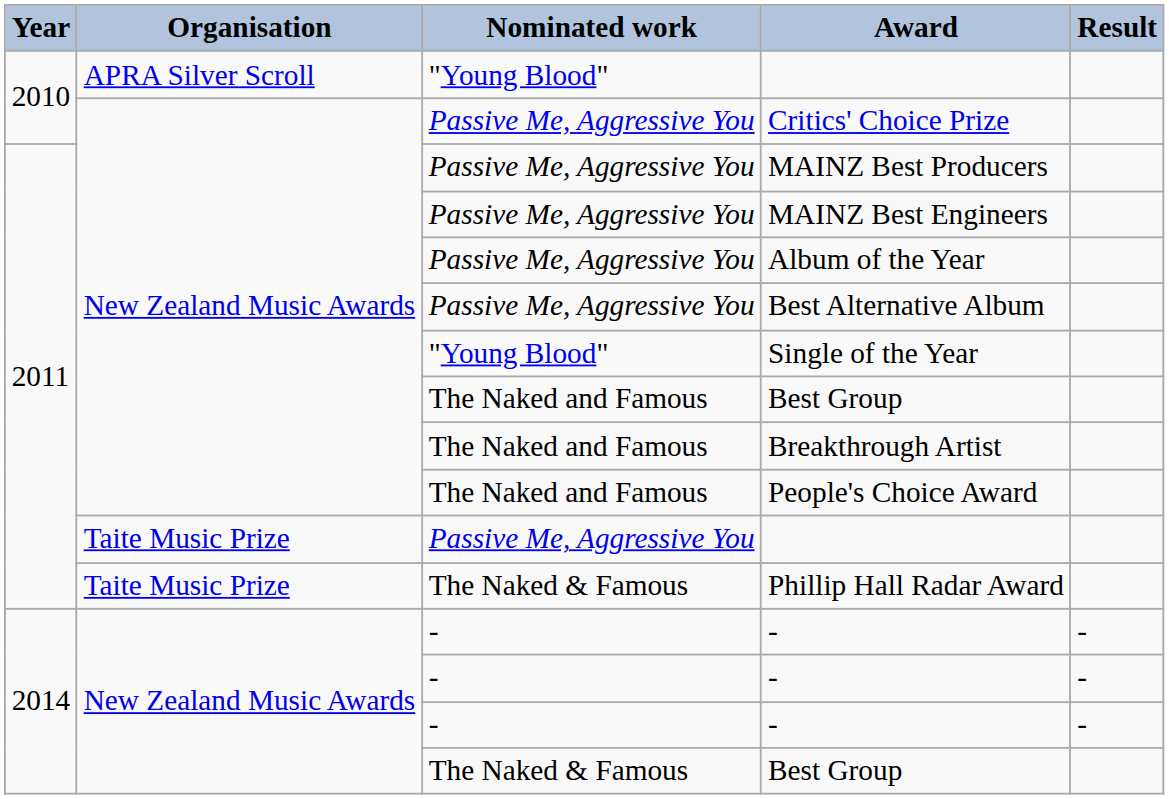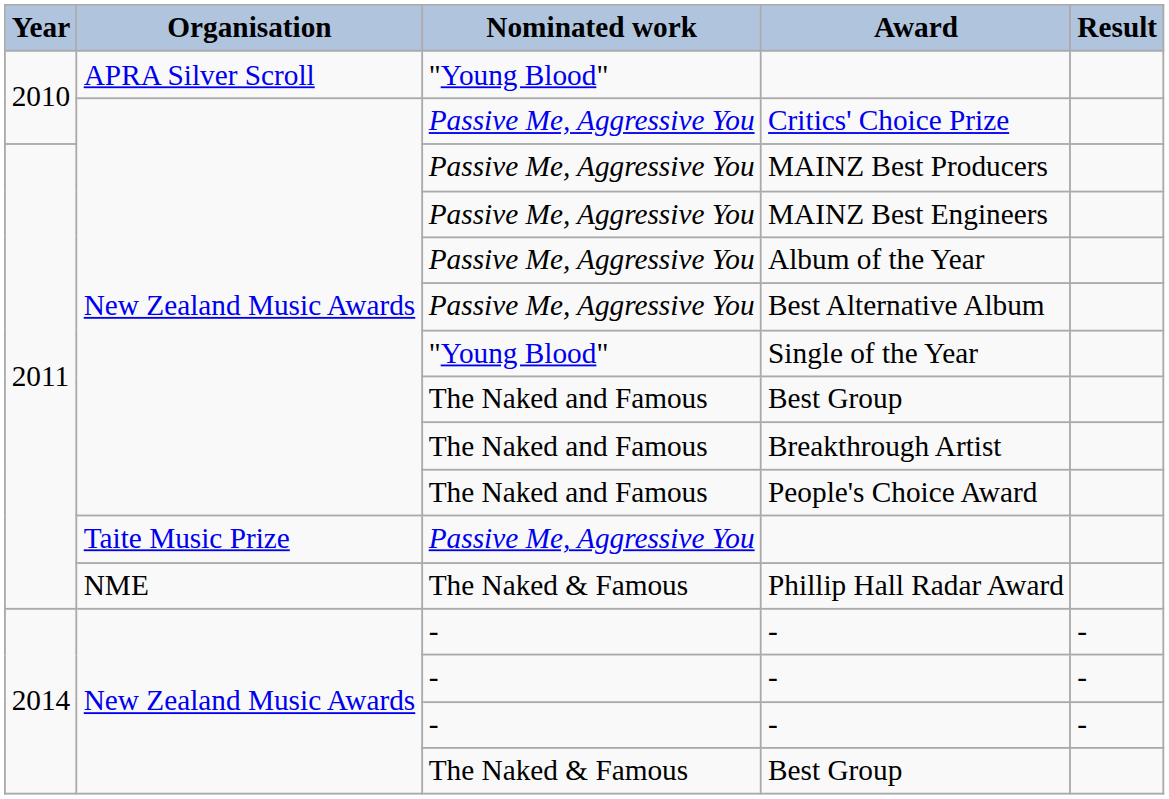(187, 584) Taite Music Prize -> (116, 584) NME
